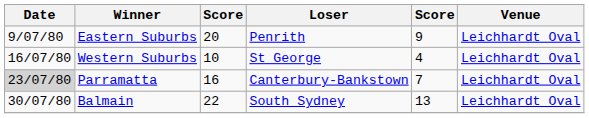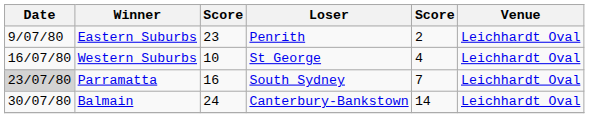(211, 37) 20 -> (211, 37) 23
(419, 37) 9 -> (419, 37) 2
(329, 80) Canterbury-Bankstown -> (297, 80) South Sydney
(211, 102) 22 -> (211, 102) 24
(297, 102) South Sydney -> (329, 102) Canterbury-Bankstown
(423, 102) 13 -> (423, 102) 14
